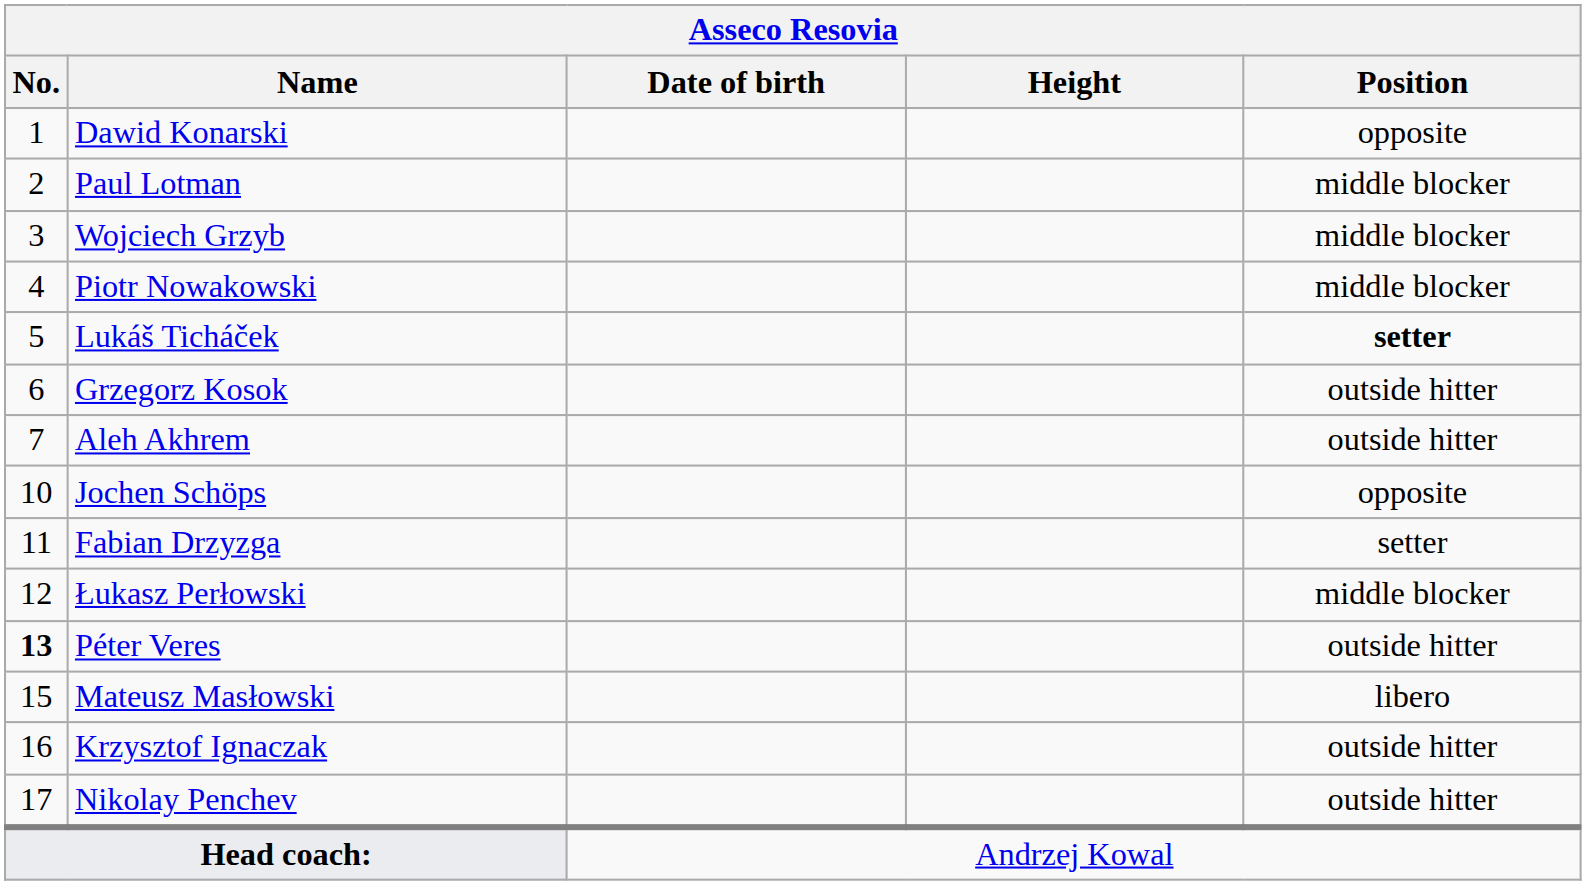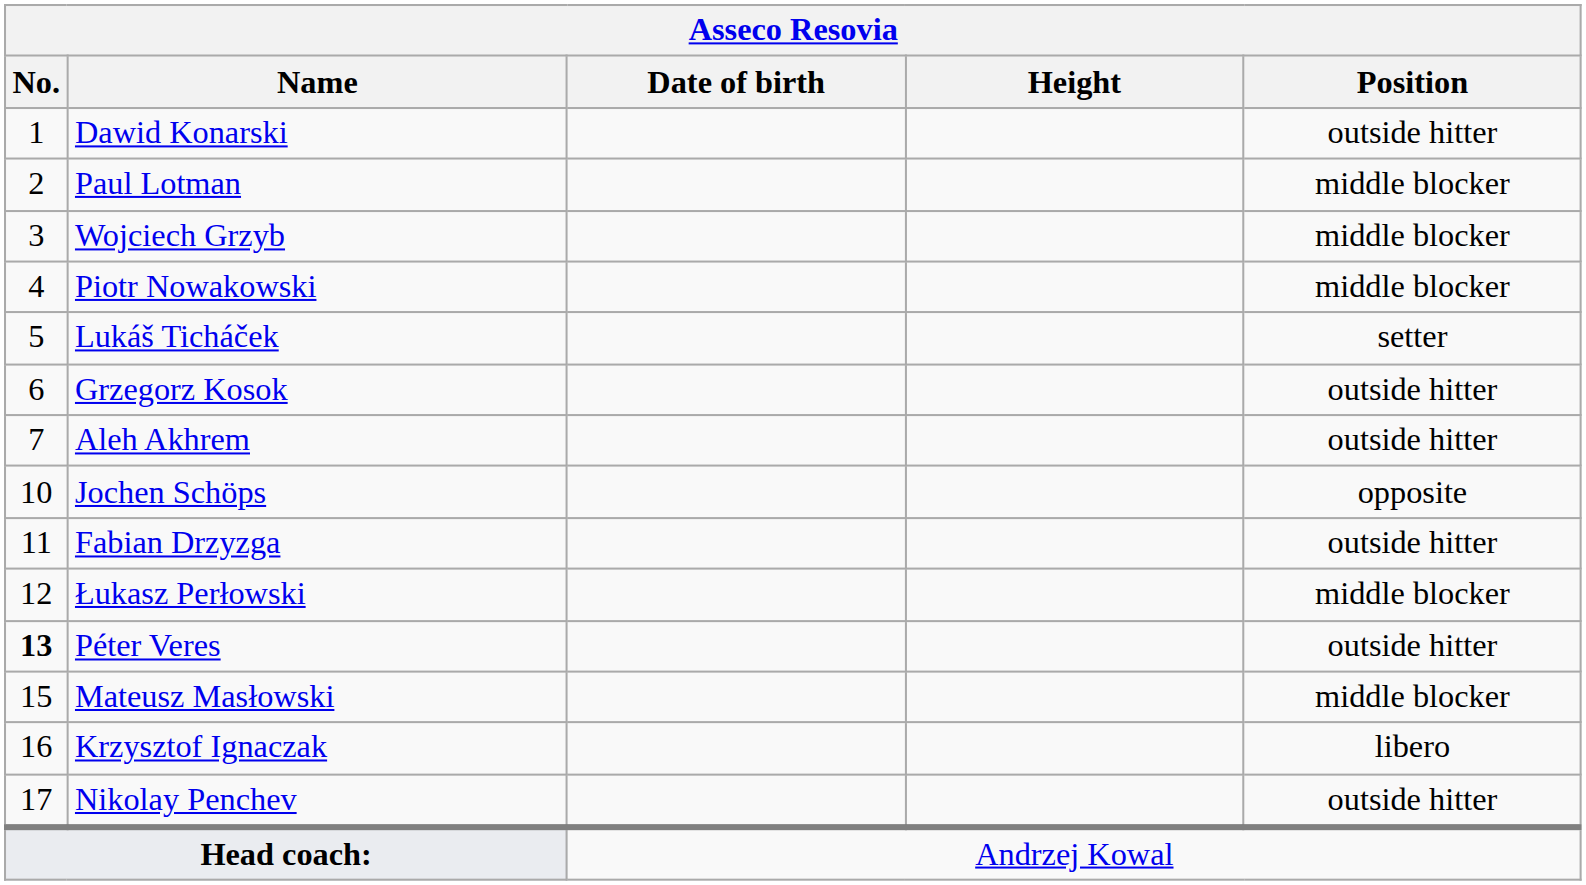(1412, 132) opposite -> (1412, 132) outside hitter
(1412, 337) bold -> (1412, 337) normal
(1412, 542) setter -> (1412, 542) outside hitter
(1412, 696) libero -> (1412, 696) middle blocker
(1412, 747) outside hitter -> (1412, 747) libero
